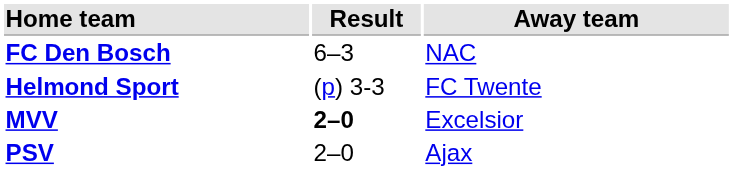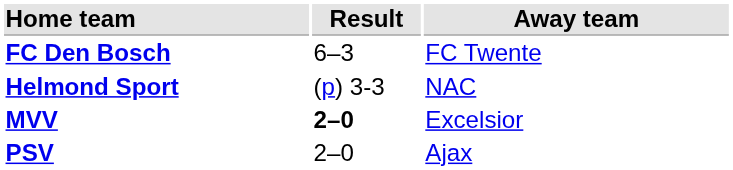(451, 53) NAC -> (484, 53) FC Twente
(484, 86) FC Twente -> (451, 86) NAC
